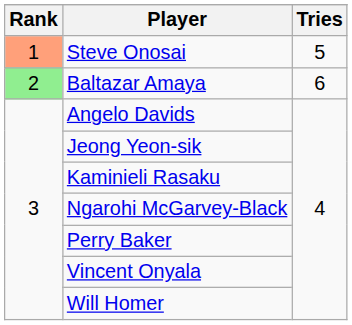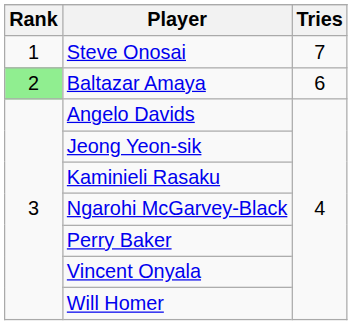(33, 51) lightsalmon background -> (33, 51) no background
(320, 51) 5 -> (320, 51) 7
